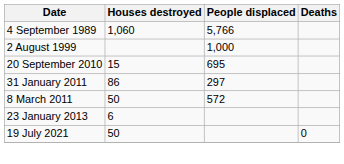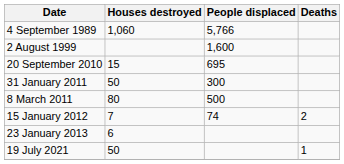(220, 47) 1,000 -> (220, 47) 1,600
(113, 82) 86 -> (113, 82) 50
(216, 82) 297 -> (216, 82) 300
(113, 99) 50 -> (113, 99) 80
(216, 99) 572 -> (216, 99) 500
+ row: (47, 116)
(304, 133) 0 -> (304, 151) 1
